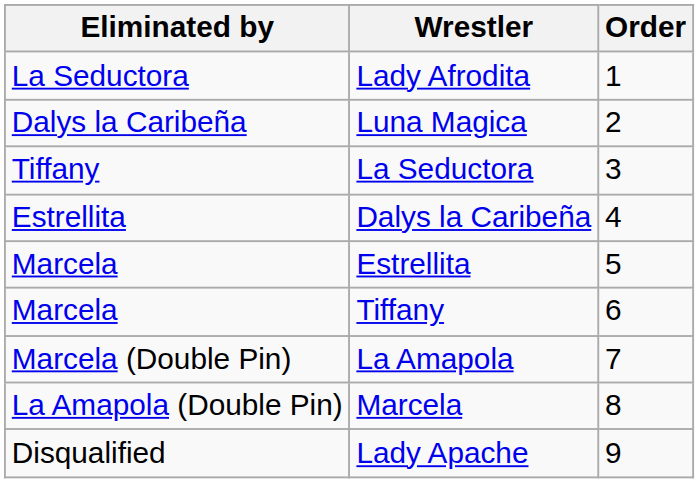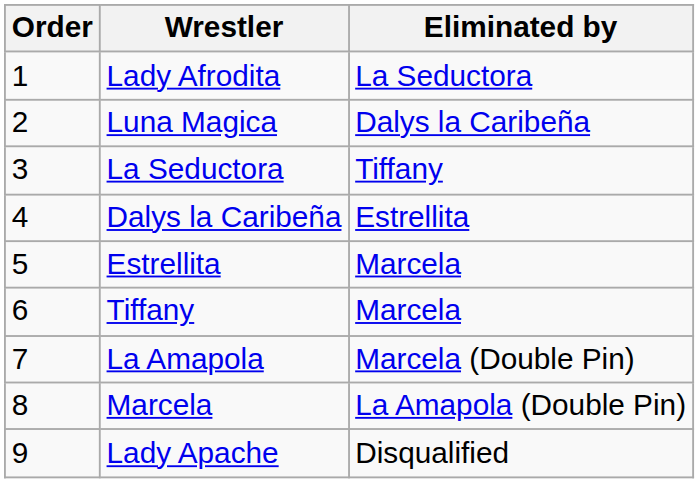columns swapped: (646, 28) <-> (177, 28)
